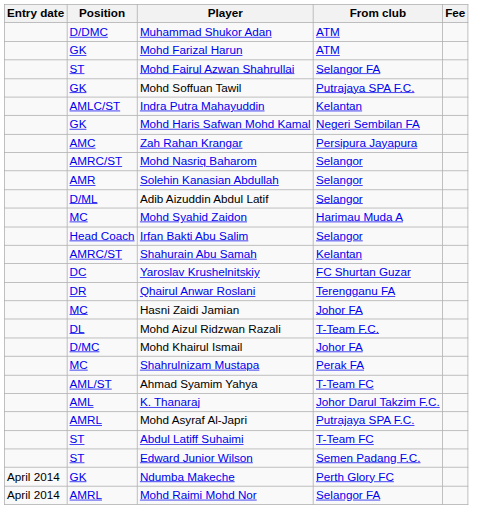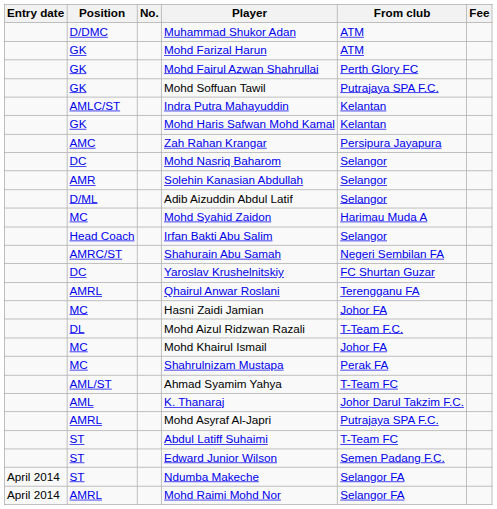+ column: (149, 13)
(77, 69) ST -> (78, 69) GK
(348, 69) Selangor FA -> (379, 69) Perth Glory FC
(368, 124) Negeri Sembilan FA -> (363, 124) Kelantan
(96, 161) AMRC/ST -> (78, 161) DC
(339, 254) Kelantan -> (392, 254) Negeri Sembilan FA
(78, 291) DR -> (86, 291) AMRL
(84, 347) D/MC -> (79, 347) MC
(78, 476) GK -> (77, 476) ST
(355, 476) Perth Glory FC -> (372, 476) Selangor FA
